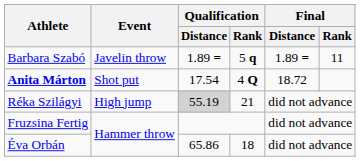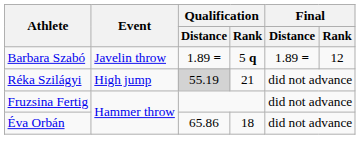(337, 58) 11 -> (337, 58) 12
- row: (47, 80)
